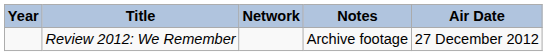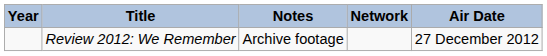columns swapped: (271, 16) <-> (357, 16)
